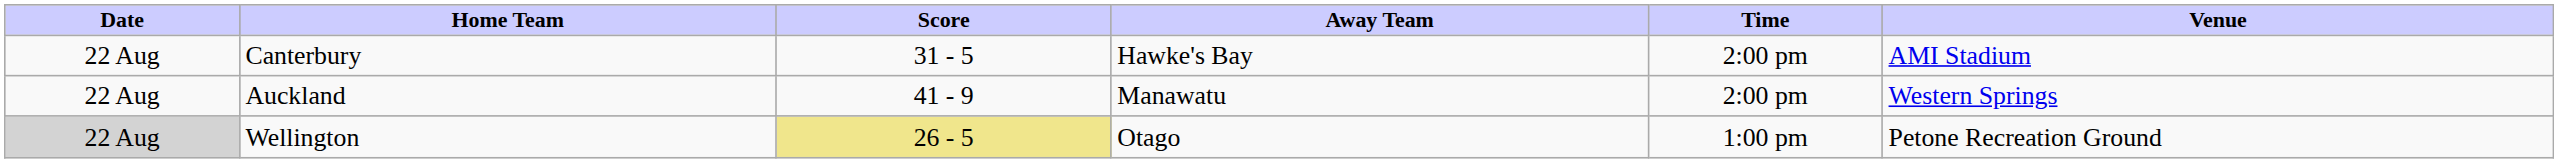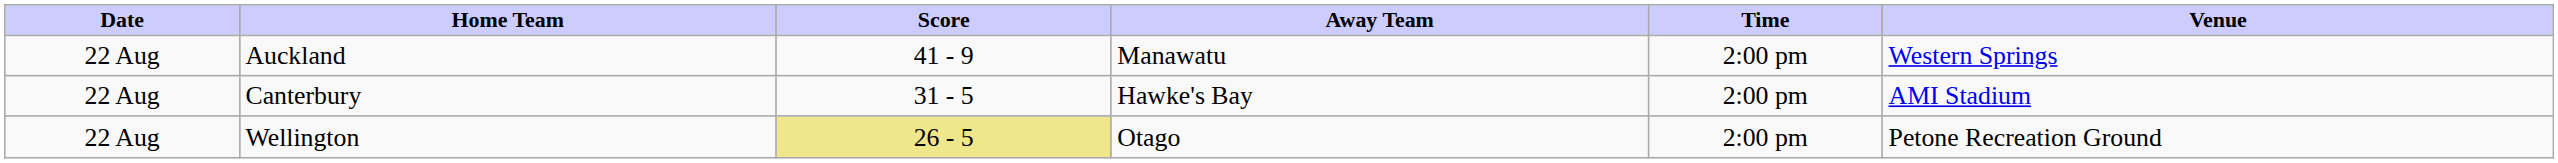rows swapped: (296, 95) <-> (303, 54)
(122, 136) lightgrey background -> (122, 136) no background
(1765, 136) 1:00 pm -> (1765, 136) 2:00 pm
